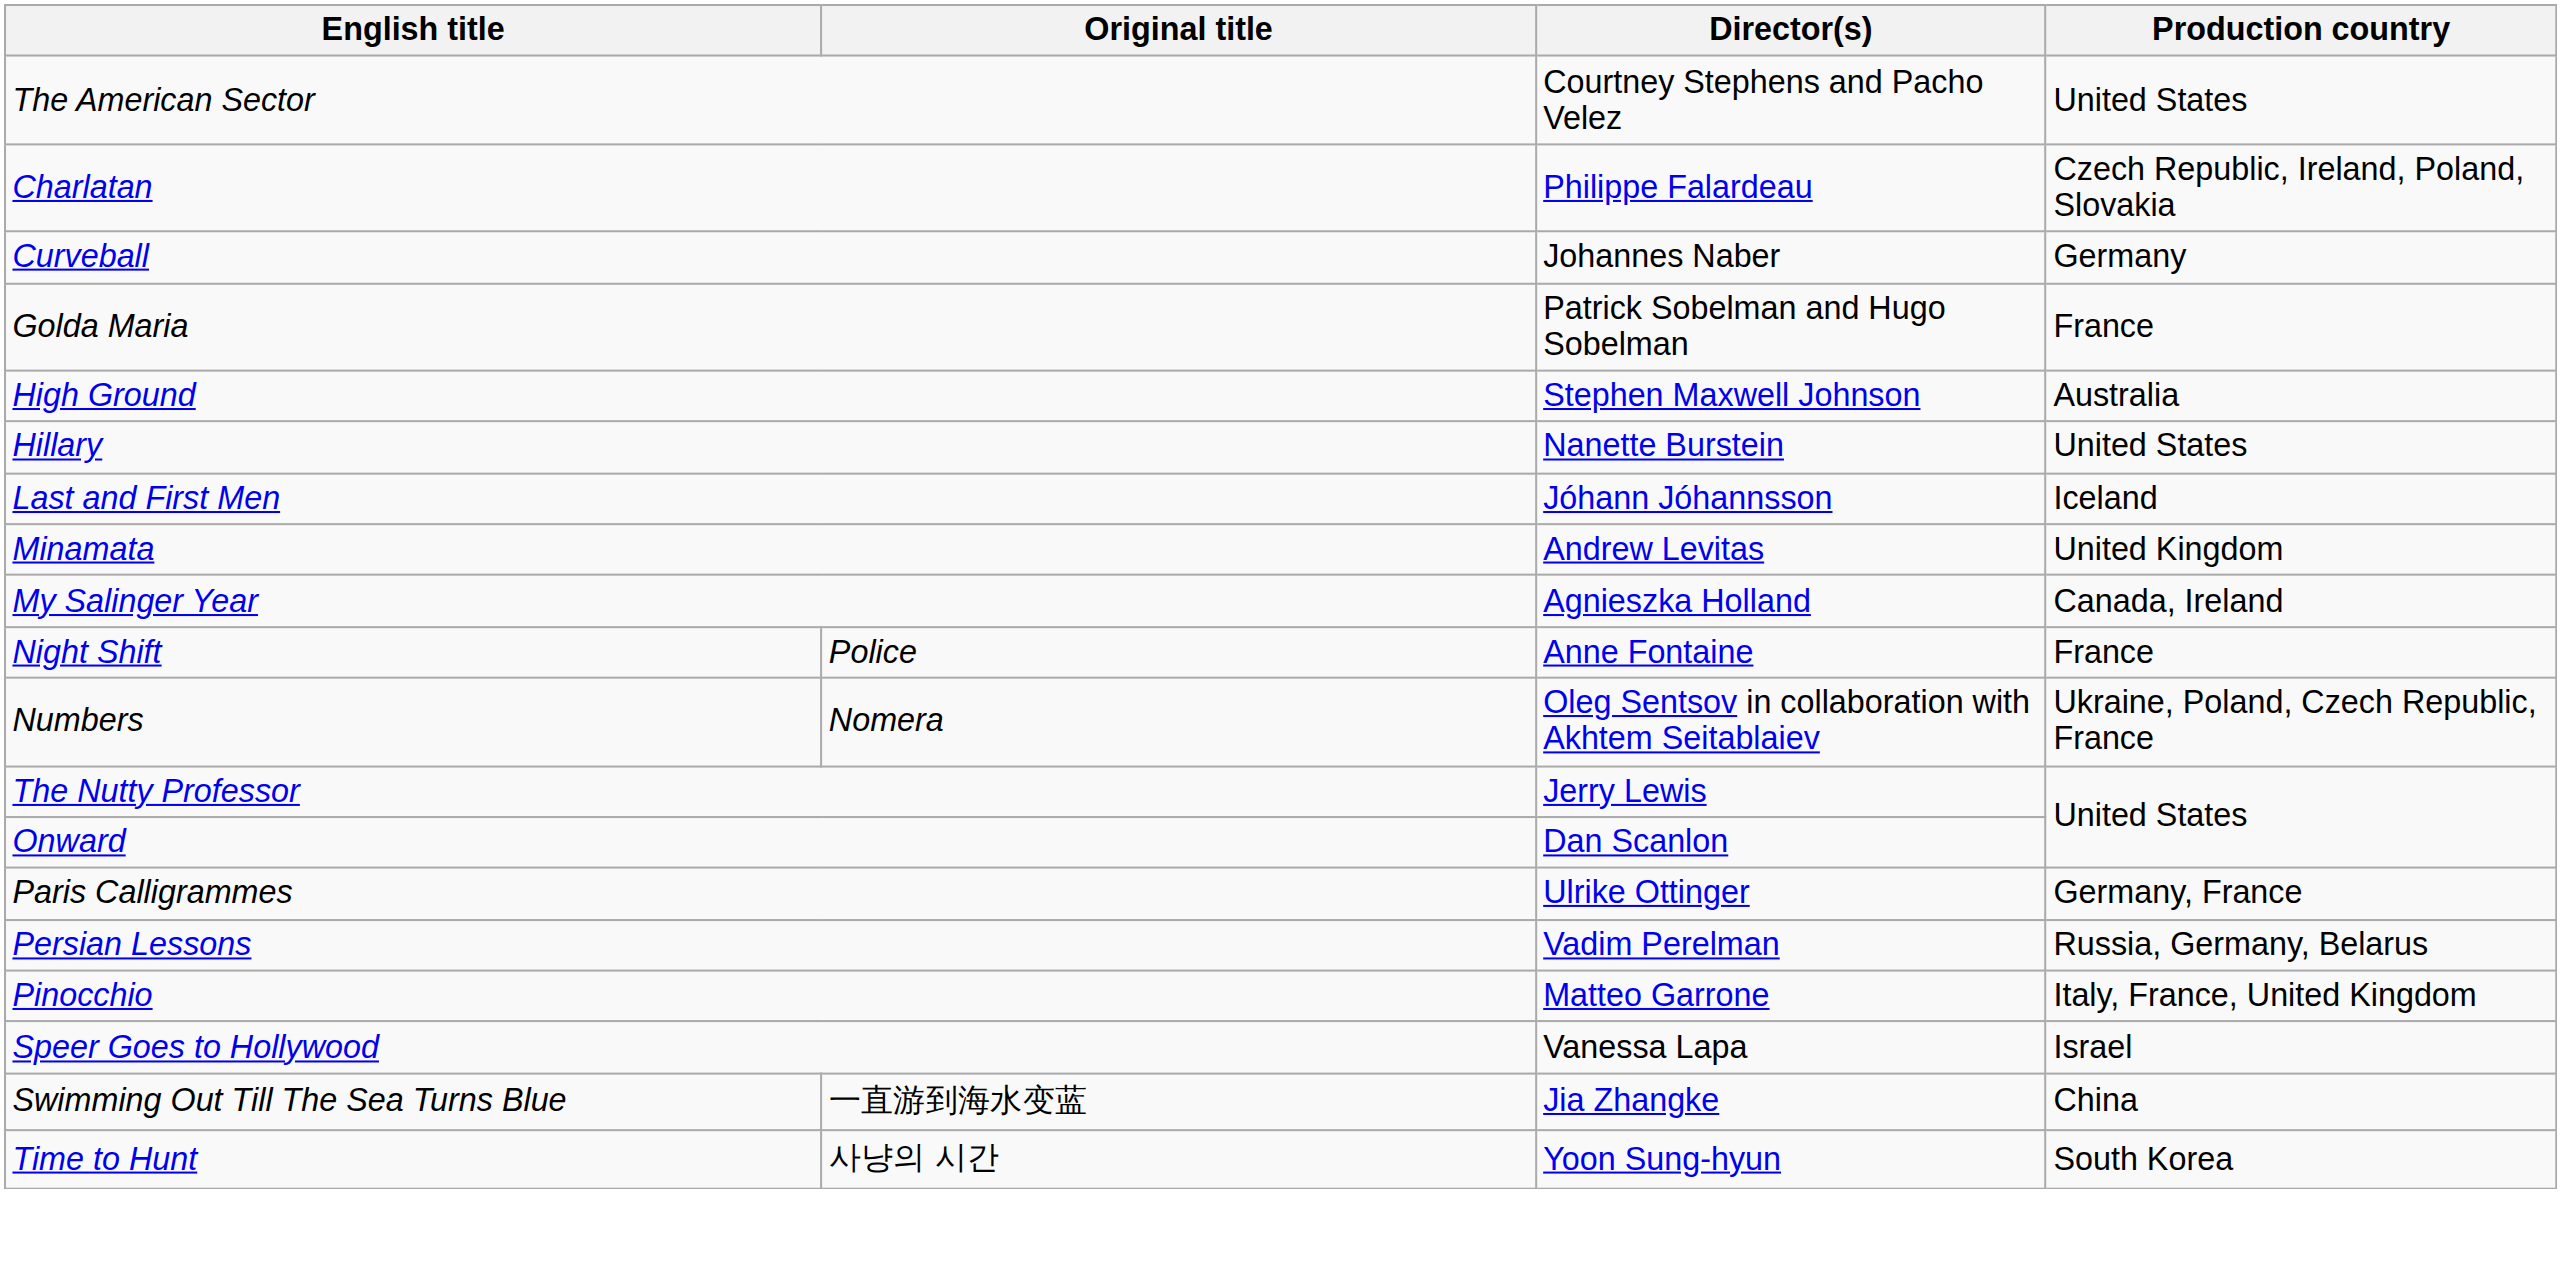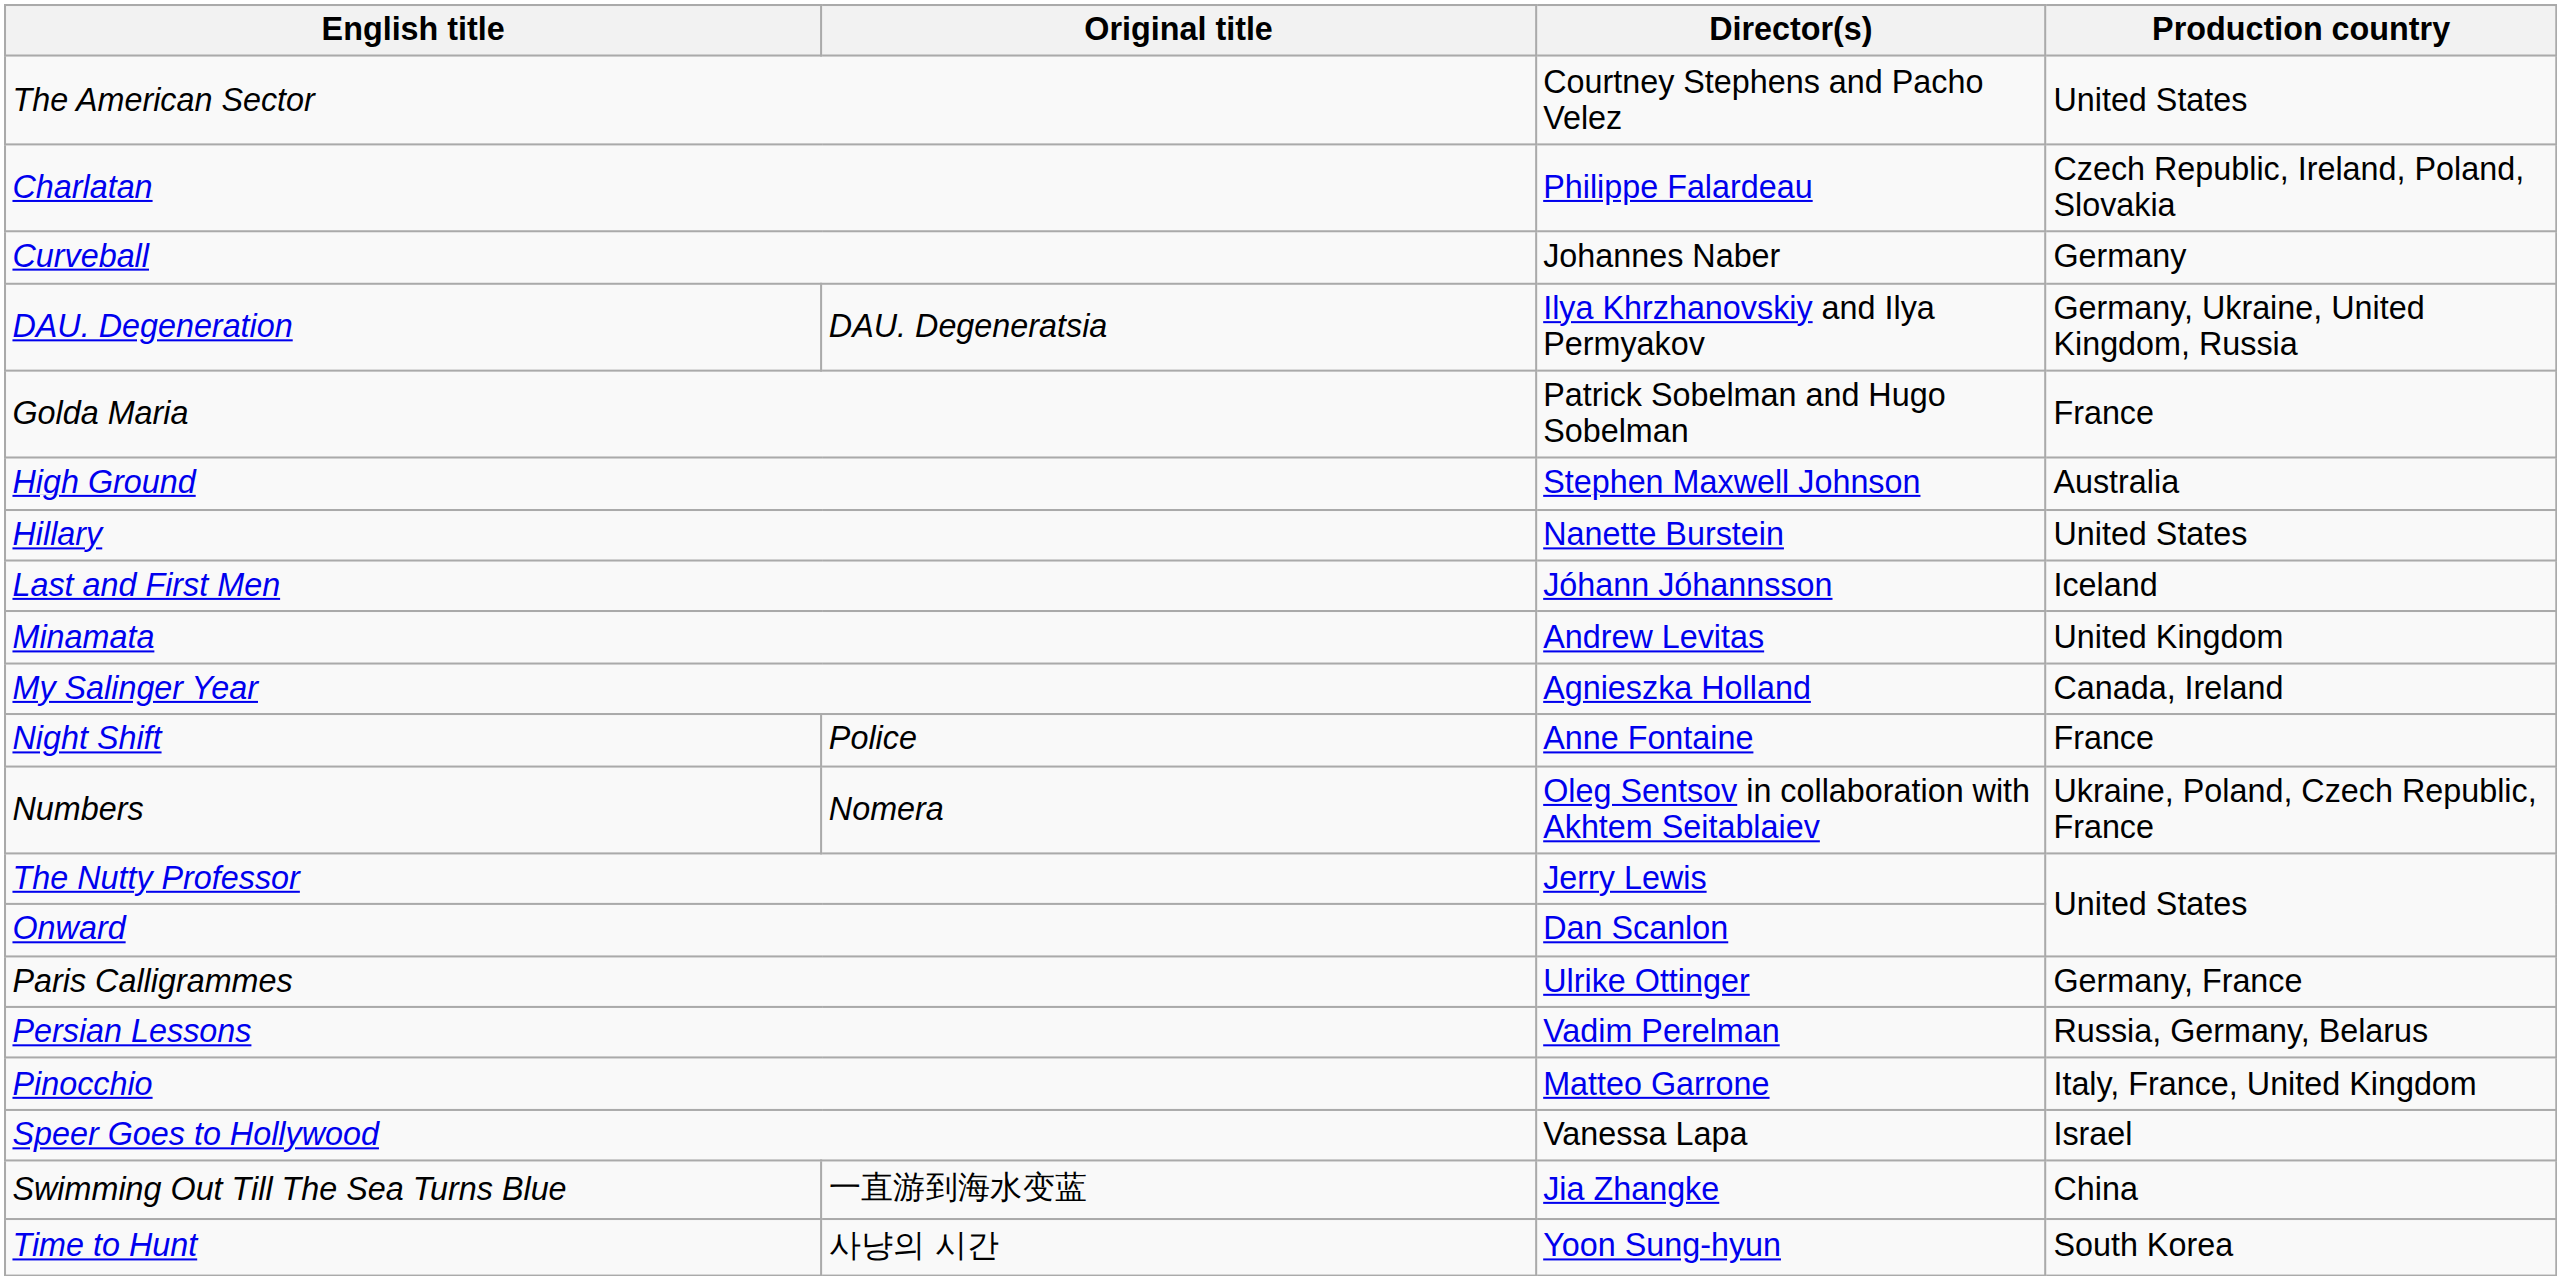+ row: (153, 326)
